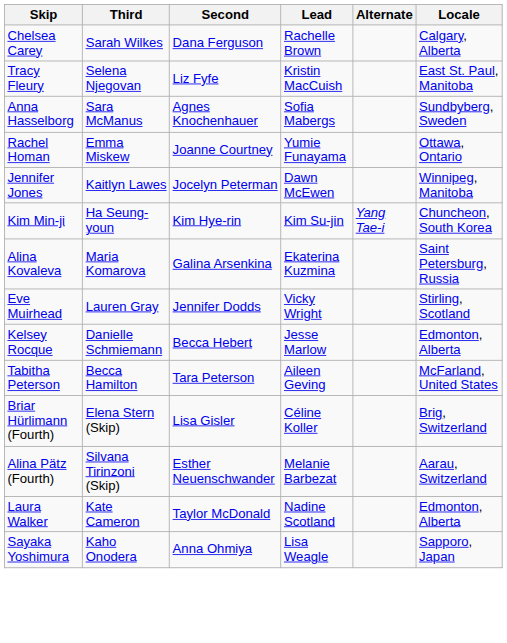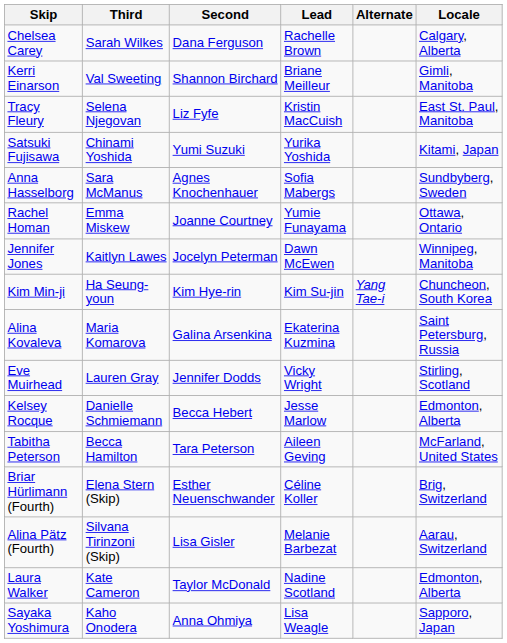+ row: (33, 78)
+ row: (33, 149)
(204, 420) Lisa Gisler -> (224, 492) Esther Neuenschwander
(224, 471) Esther Neuenschwander -> (204, 542) Lisa Gisler
